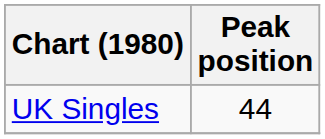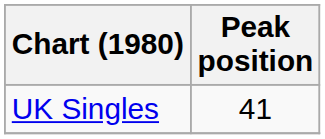(255, 108) 44 -> (255, 108) 41
